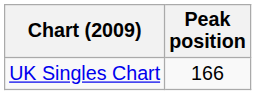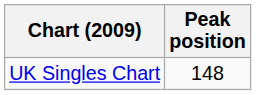(207, 73) 166 -> (207, 73) 148
